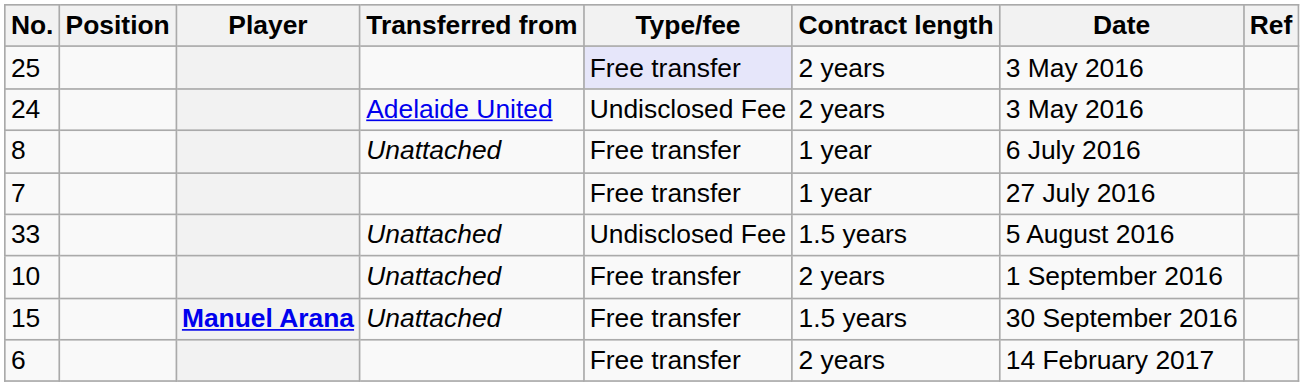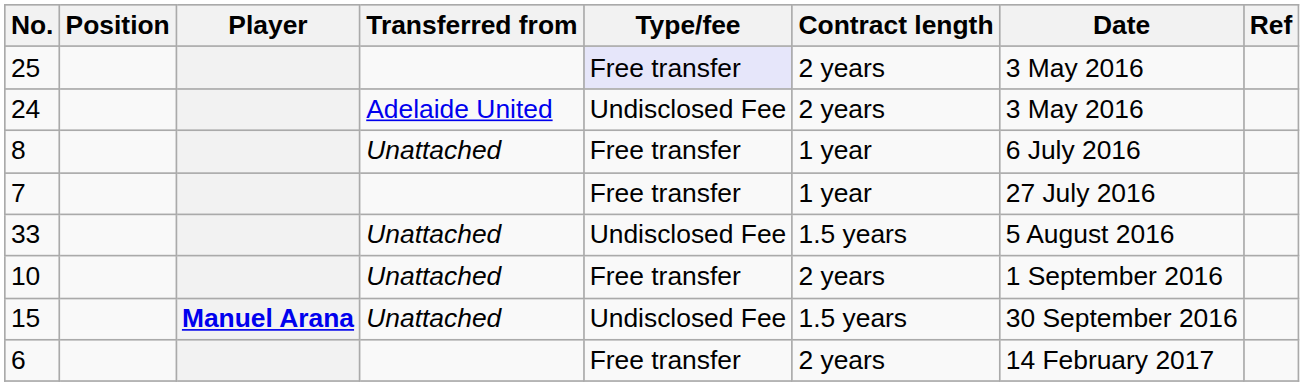(665, 318) Free transfer -> (688, 318) Undisclosed Fee
